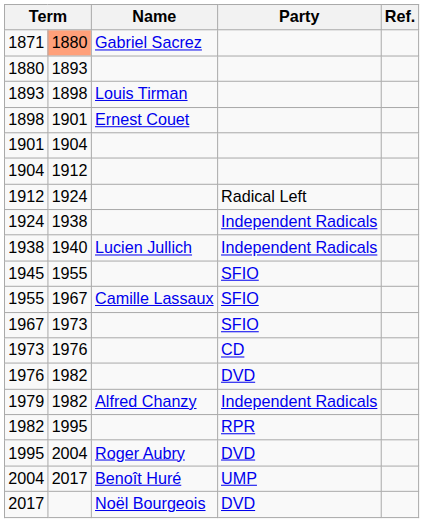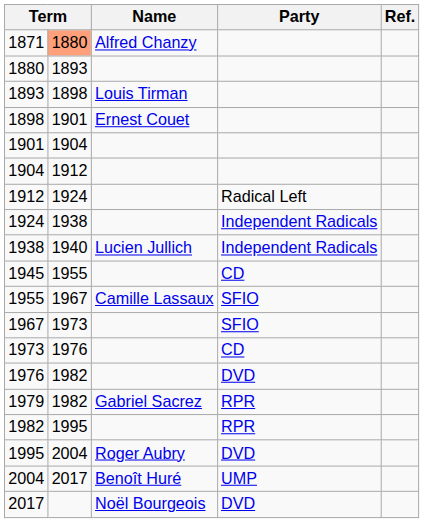(148, 42) Gabriel Sacrez -> (146, 42) Alfred Chanzy
(240, 273) SFIO -> (233, 273) CD
(146, 401) Alfred Chanzy -> (148, 401) Gabriel Sacrez
(299, 401) Independent Radicals -> (238, 401) RPR
